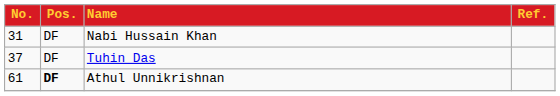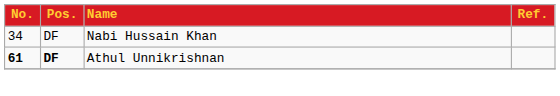(15, 36) 31 -> (15, 36) 34
- row: (121, 58)
(15, 79) normal -> (15, 58) bold
